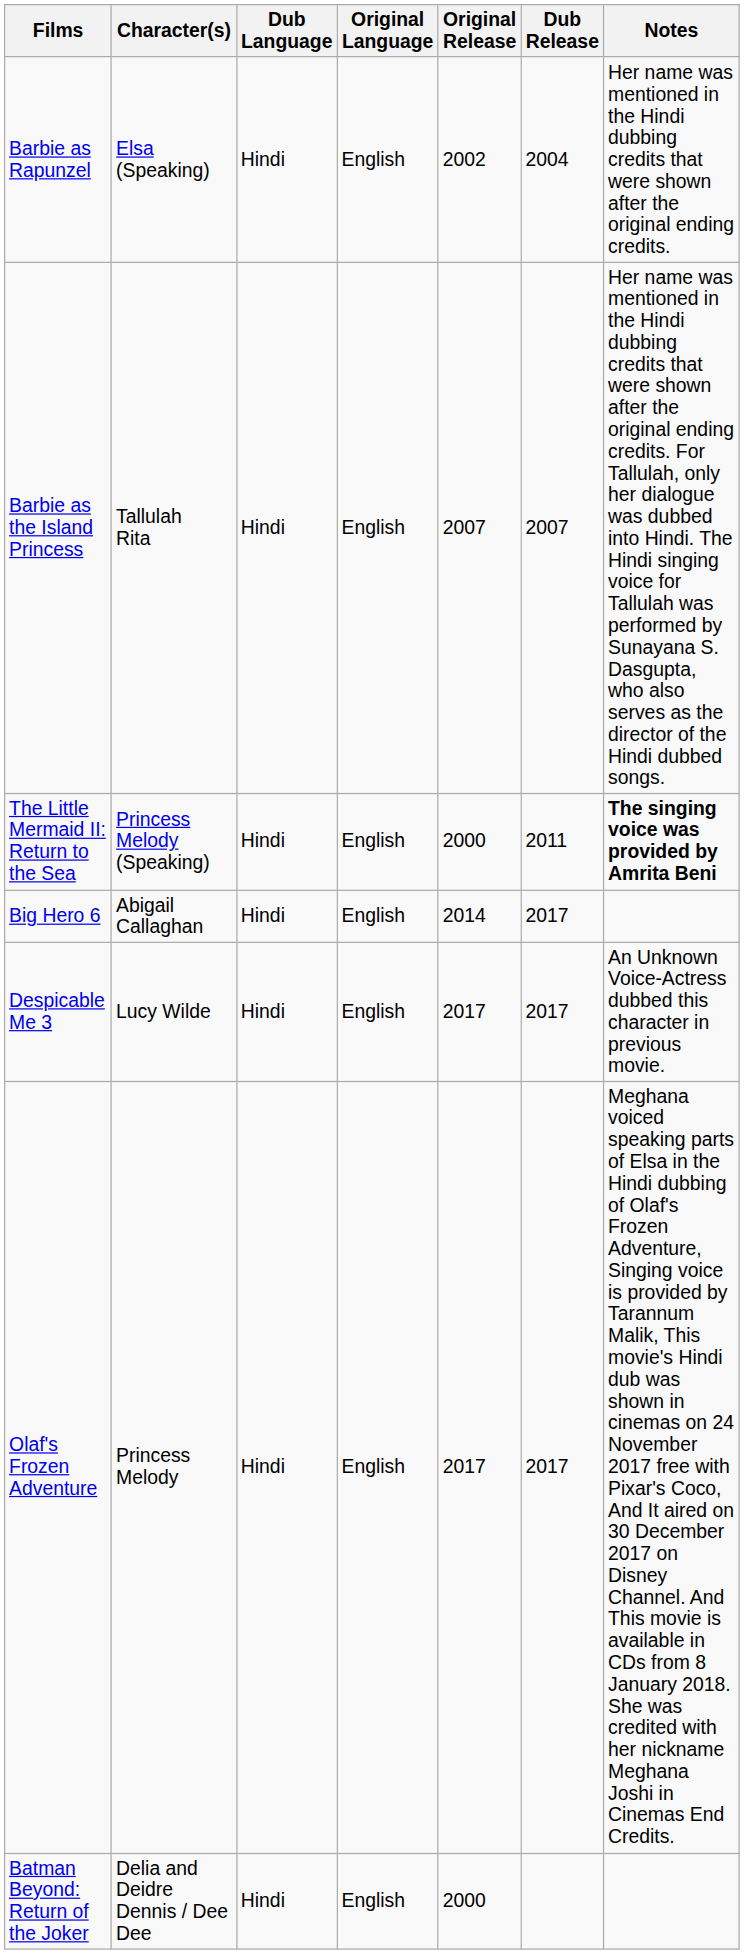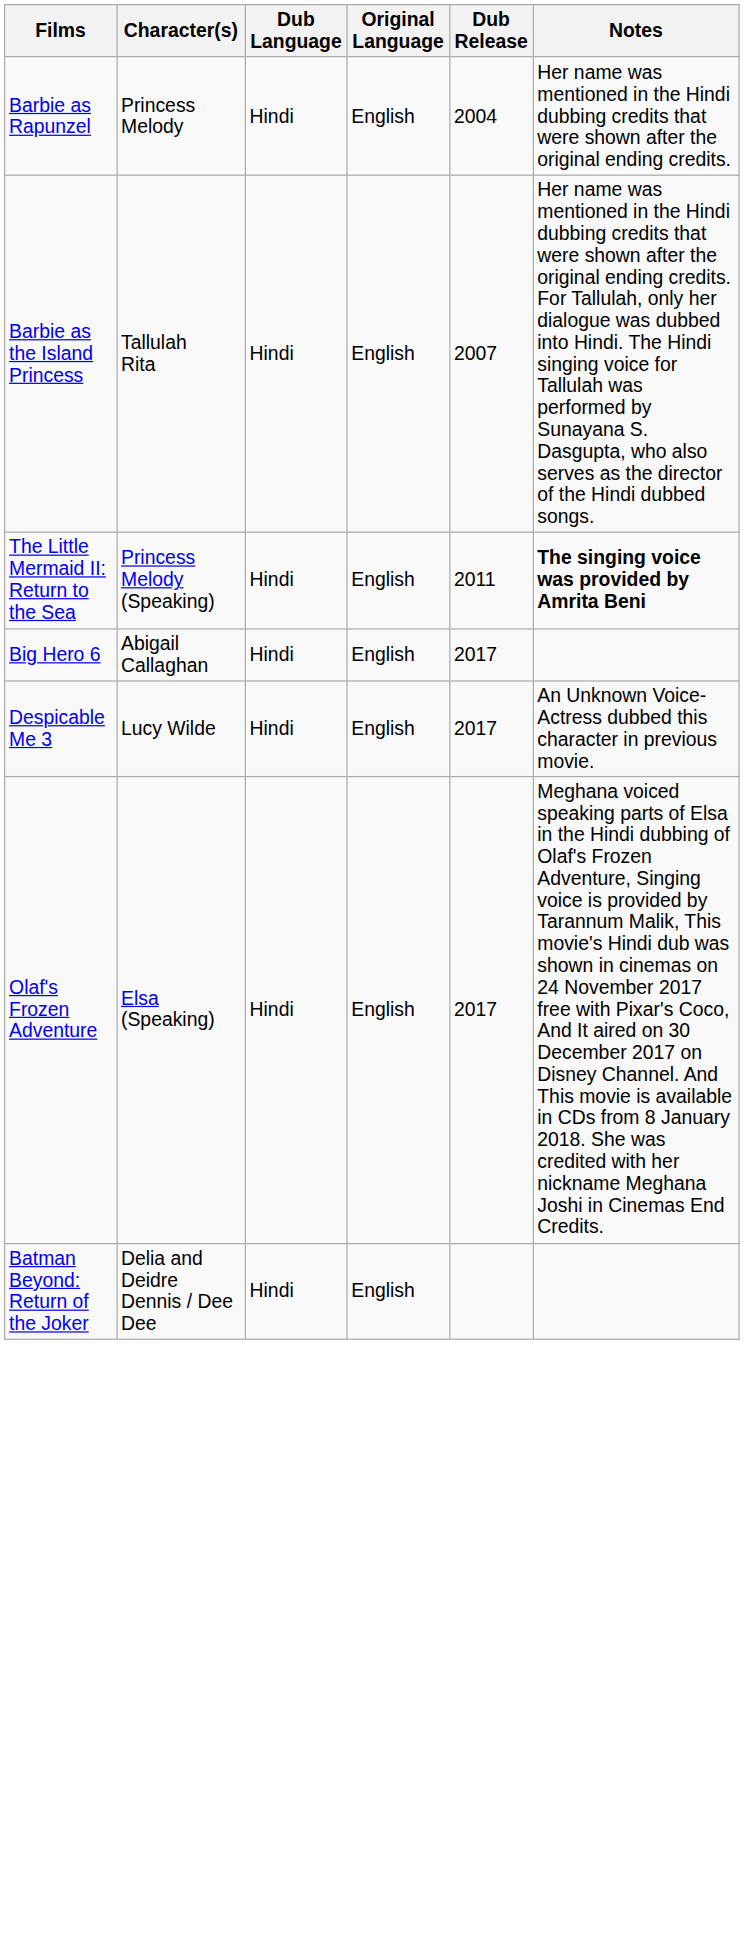- column: (480, 30)
(163, 159) Elsa (Speaking) -> (158, 115) Princess Melody
(153, 1467) Princess Melody -> (168, 1009) Elsa (Speaking)
